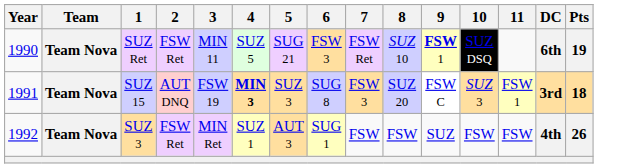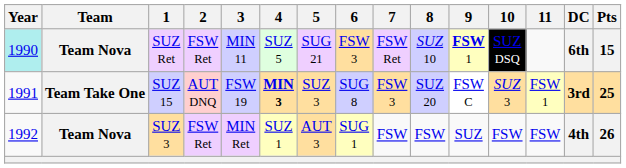(23, 49) no background -> (23, 49) paleturquoise background
(579, 49) 19 -> (607, 49) 15
(81, 92) Team Nova -> (95, 92) Team Take One
(579, 92) 18 -> (607, 92) 25
